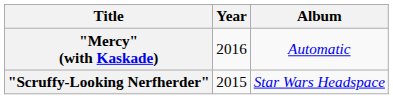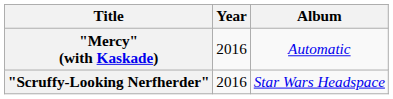(232, 81) 2015 -> (232, 81) 2016
